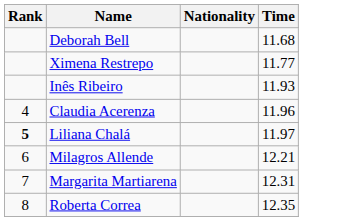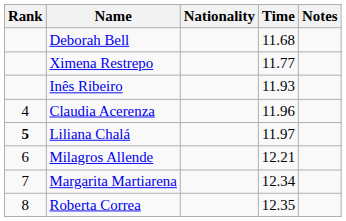+ column: (320, 16)
(278, 181) 12.31 -> (278, 181) 12.34
